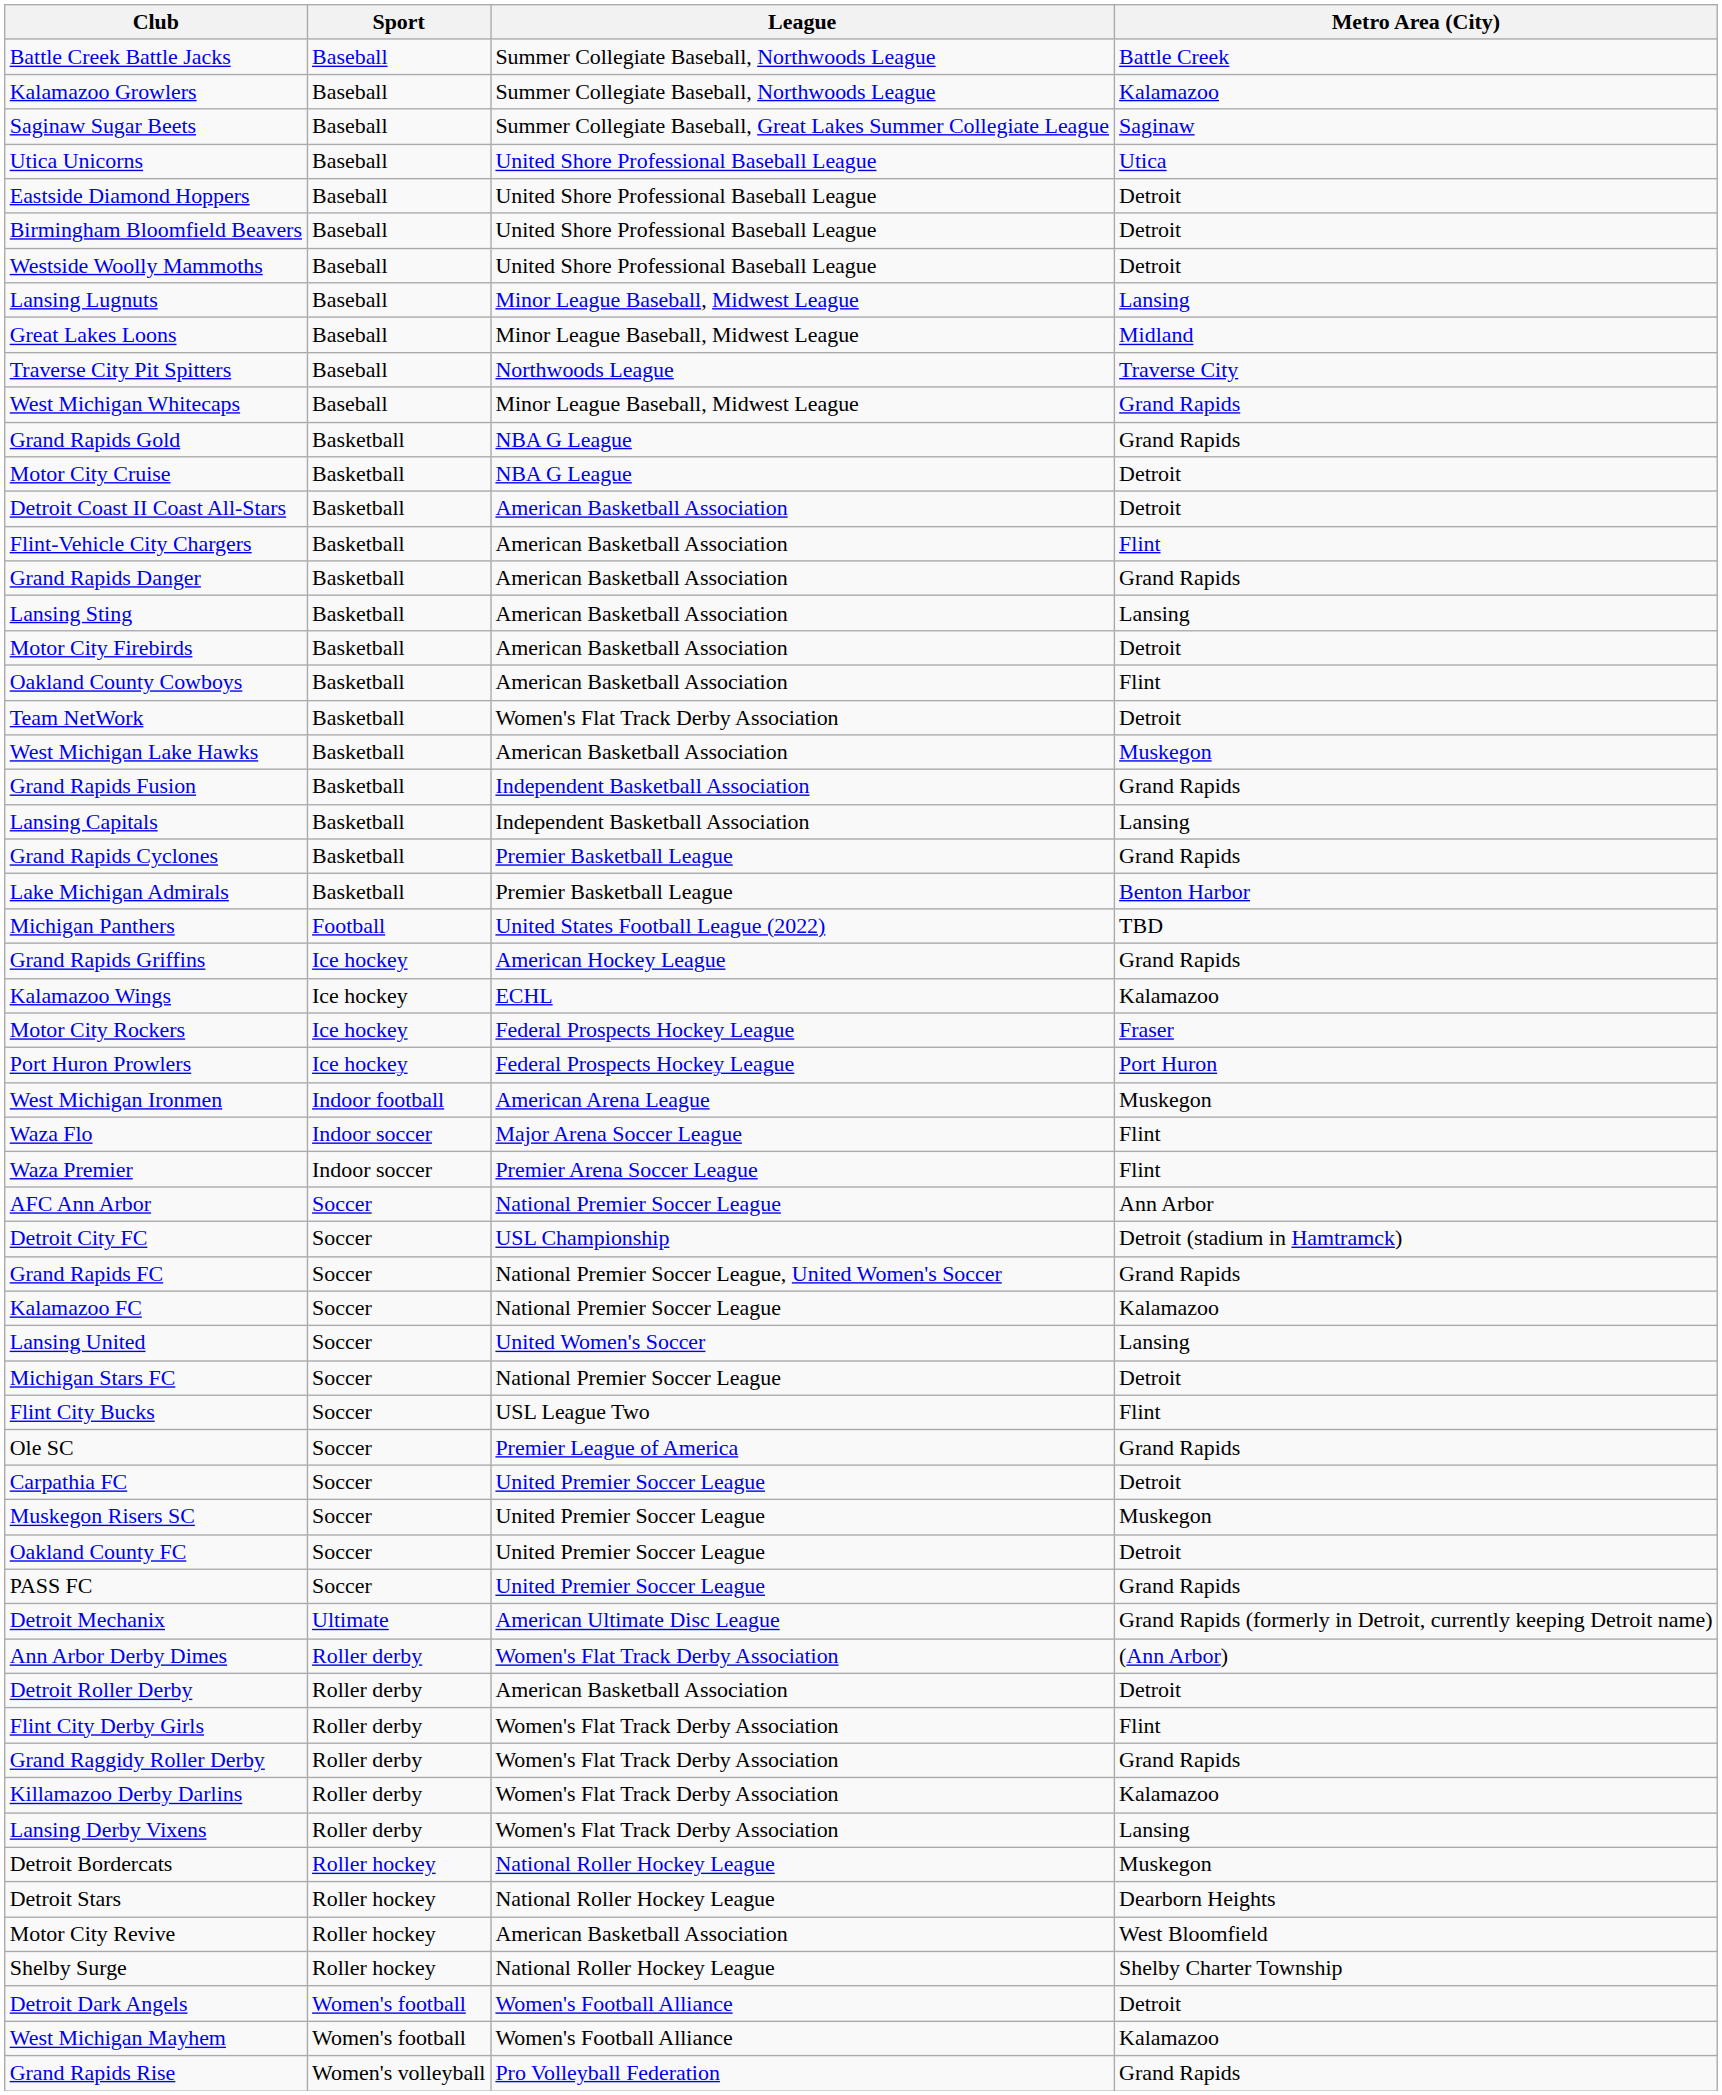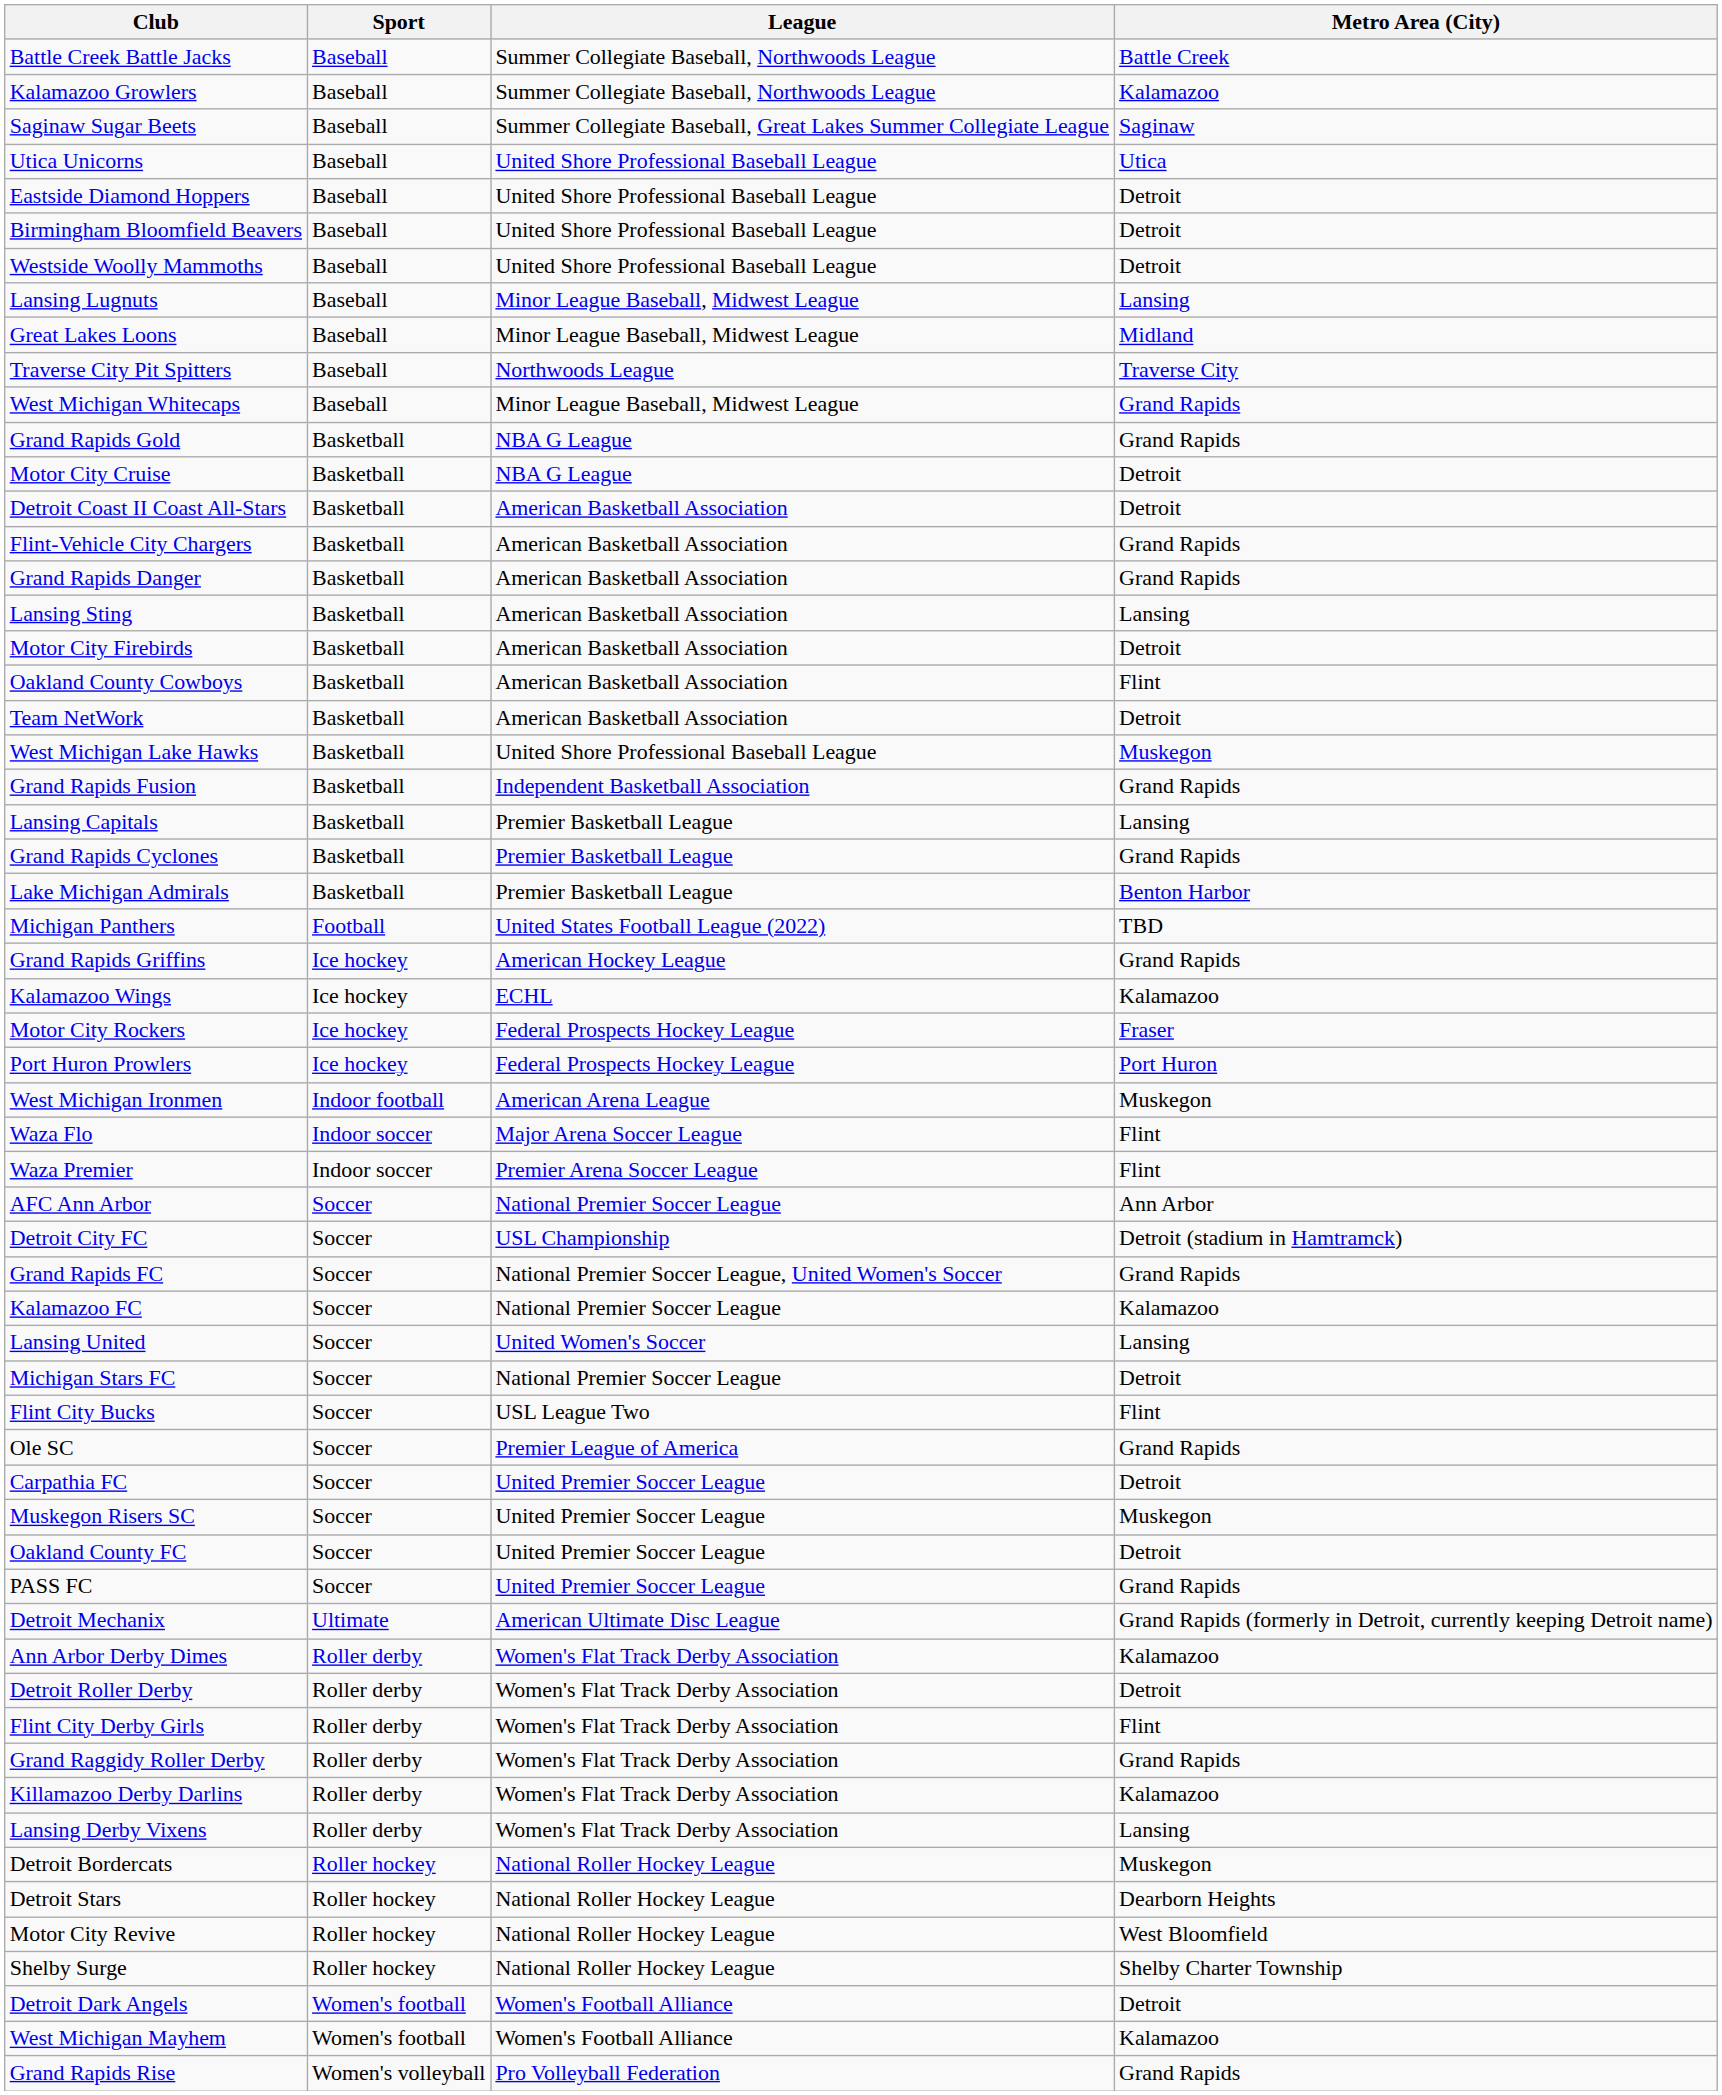(1140, 543) Flint -> (1180, 543) Grand Rapids
(667, 717) Women's Flat Track Derby Association -> (642, 717) American Basketball Association
(642, 751) American Basketball Association -> (686, 751) United Shore Professional Baseball League
(652, 821) Independent Basketball Association -> (614, 821) Premier Basketball League
(1174, 1655) (Ann Arbor) -> (1169, 1655) Kalamazoo
(642, 1690) American Basketball Association -> (667, 1690) Women's Flat Track Derby Association
(642, 1933) American Basketball Association -> (635, 1933) National Roller Hockey League
